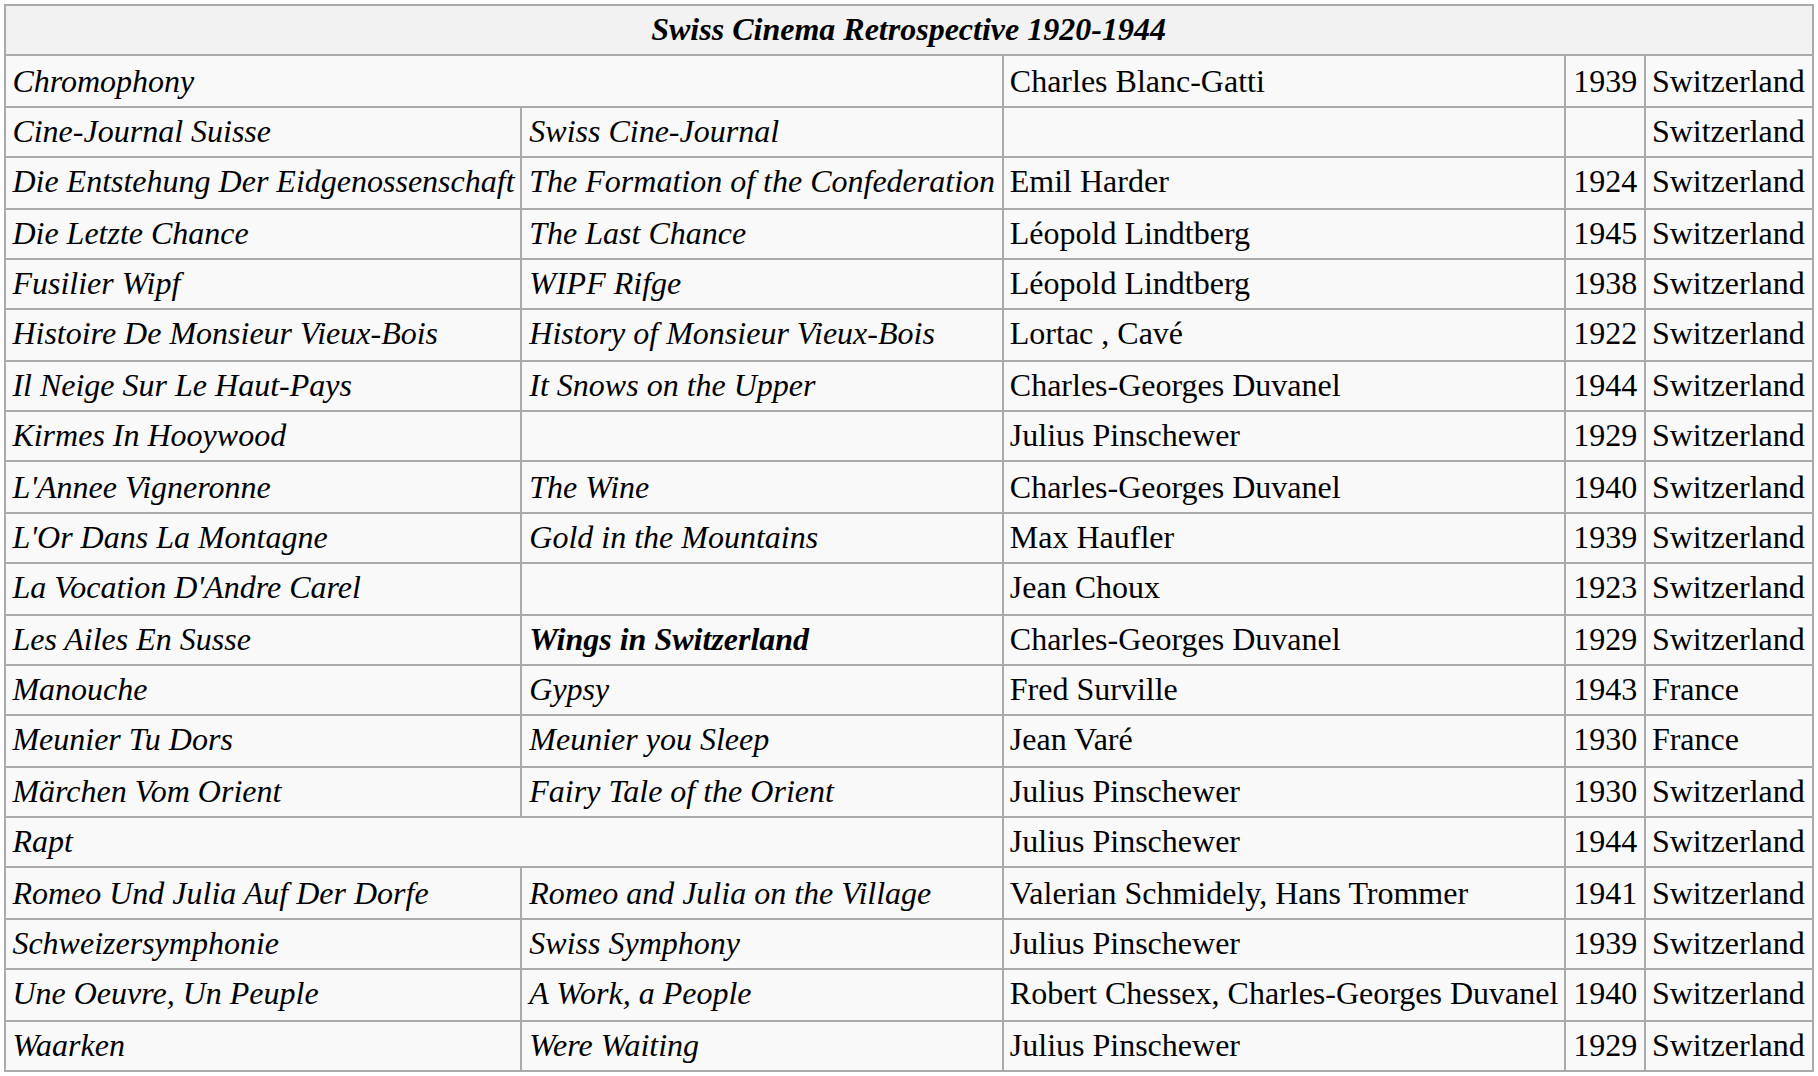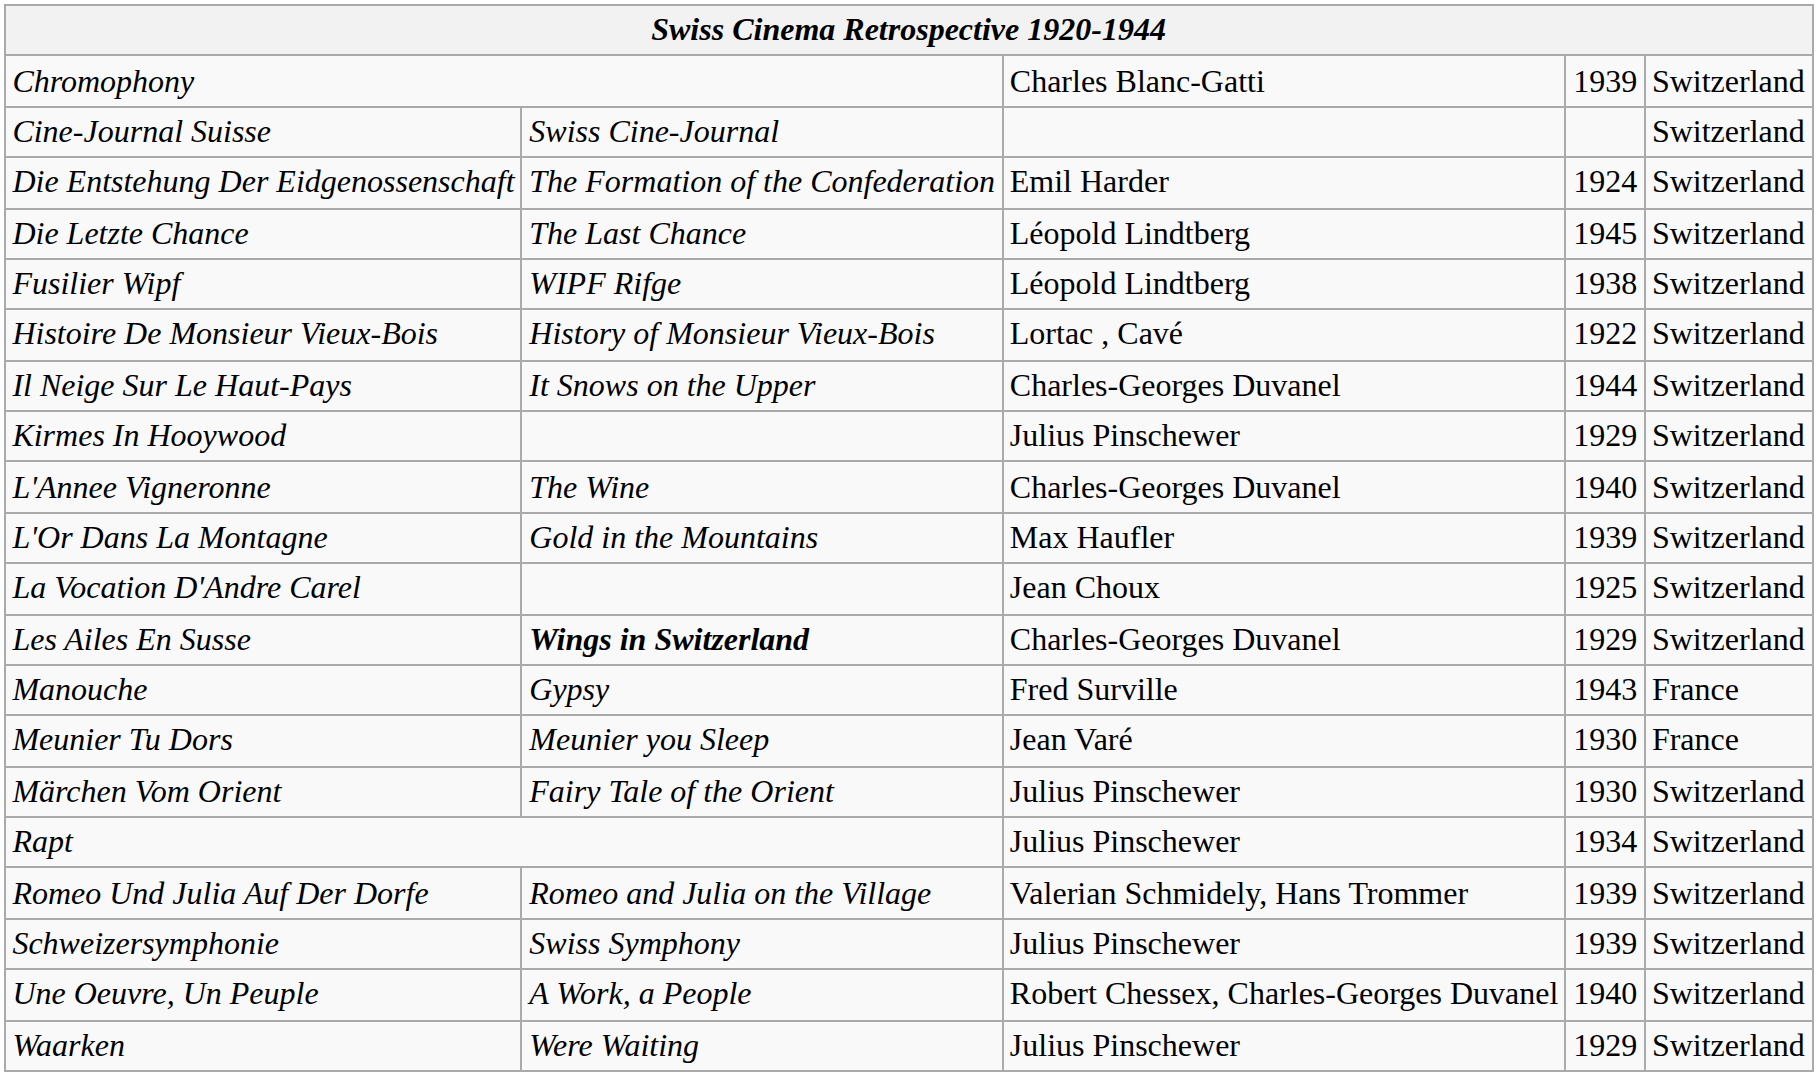(1605, 588) 1923 -> (1605, 588) 1925
(1605, 841) 1944 -> (1605, 841) 1934
(1605, 892) 1941 -> (1605, 892) 1939
